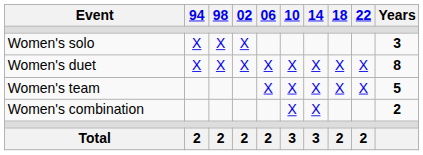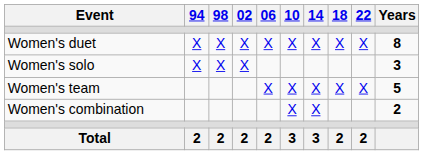rows swapped: (51, 44) <-> (52, 66)
